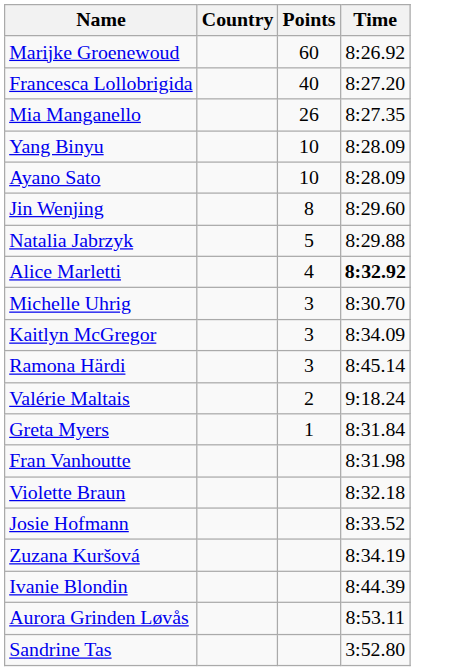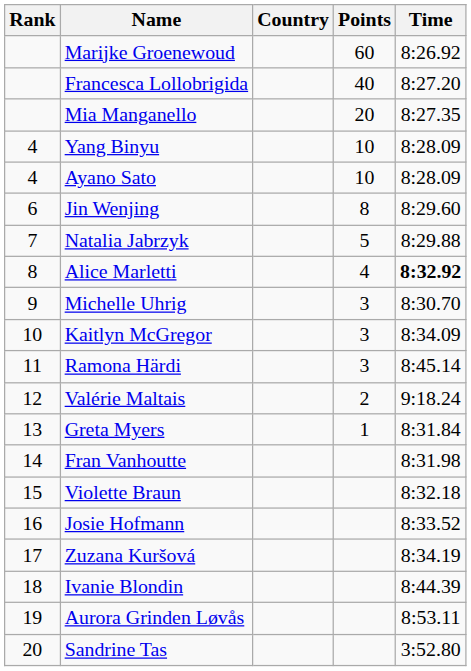+ column: (32, 20)
(309, 114) 26 -> (365, 114) 20
